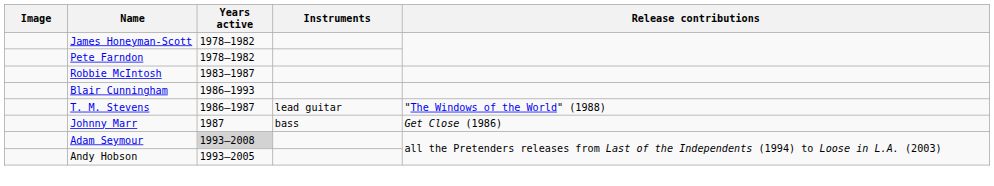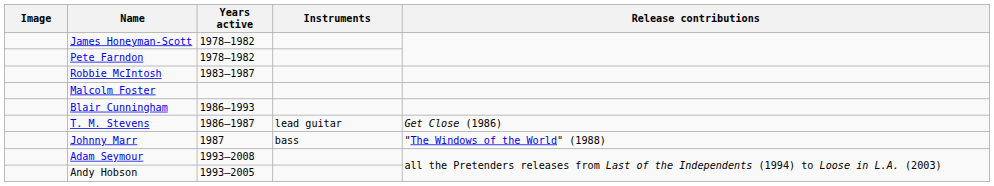+ row: (113, 90)
(505, 107) "The Windows of the World" (1988) -> (453, 124) Get Close (1986)
(453, 124) Get Close (1986) -> (505, 140) "The Windows of the World" (1988)
(227, 140) lightgrey background -> (227, 157) no background
